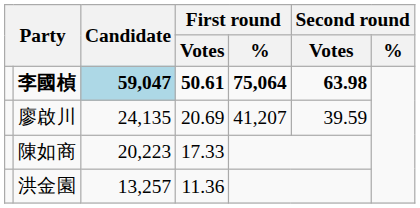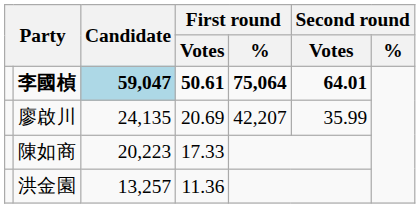(345, 83) 63.98 -> (345, 83) 64.01
(260, 117) 41,207 -> (260, 117) 42,207
(345, 117) 39.59 -> (345, 117) 35.99
